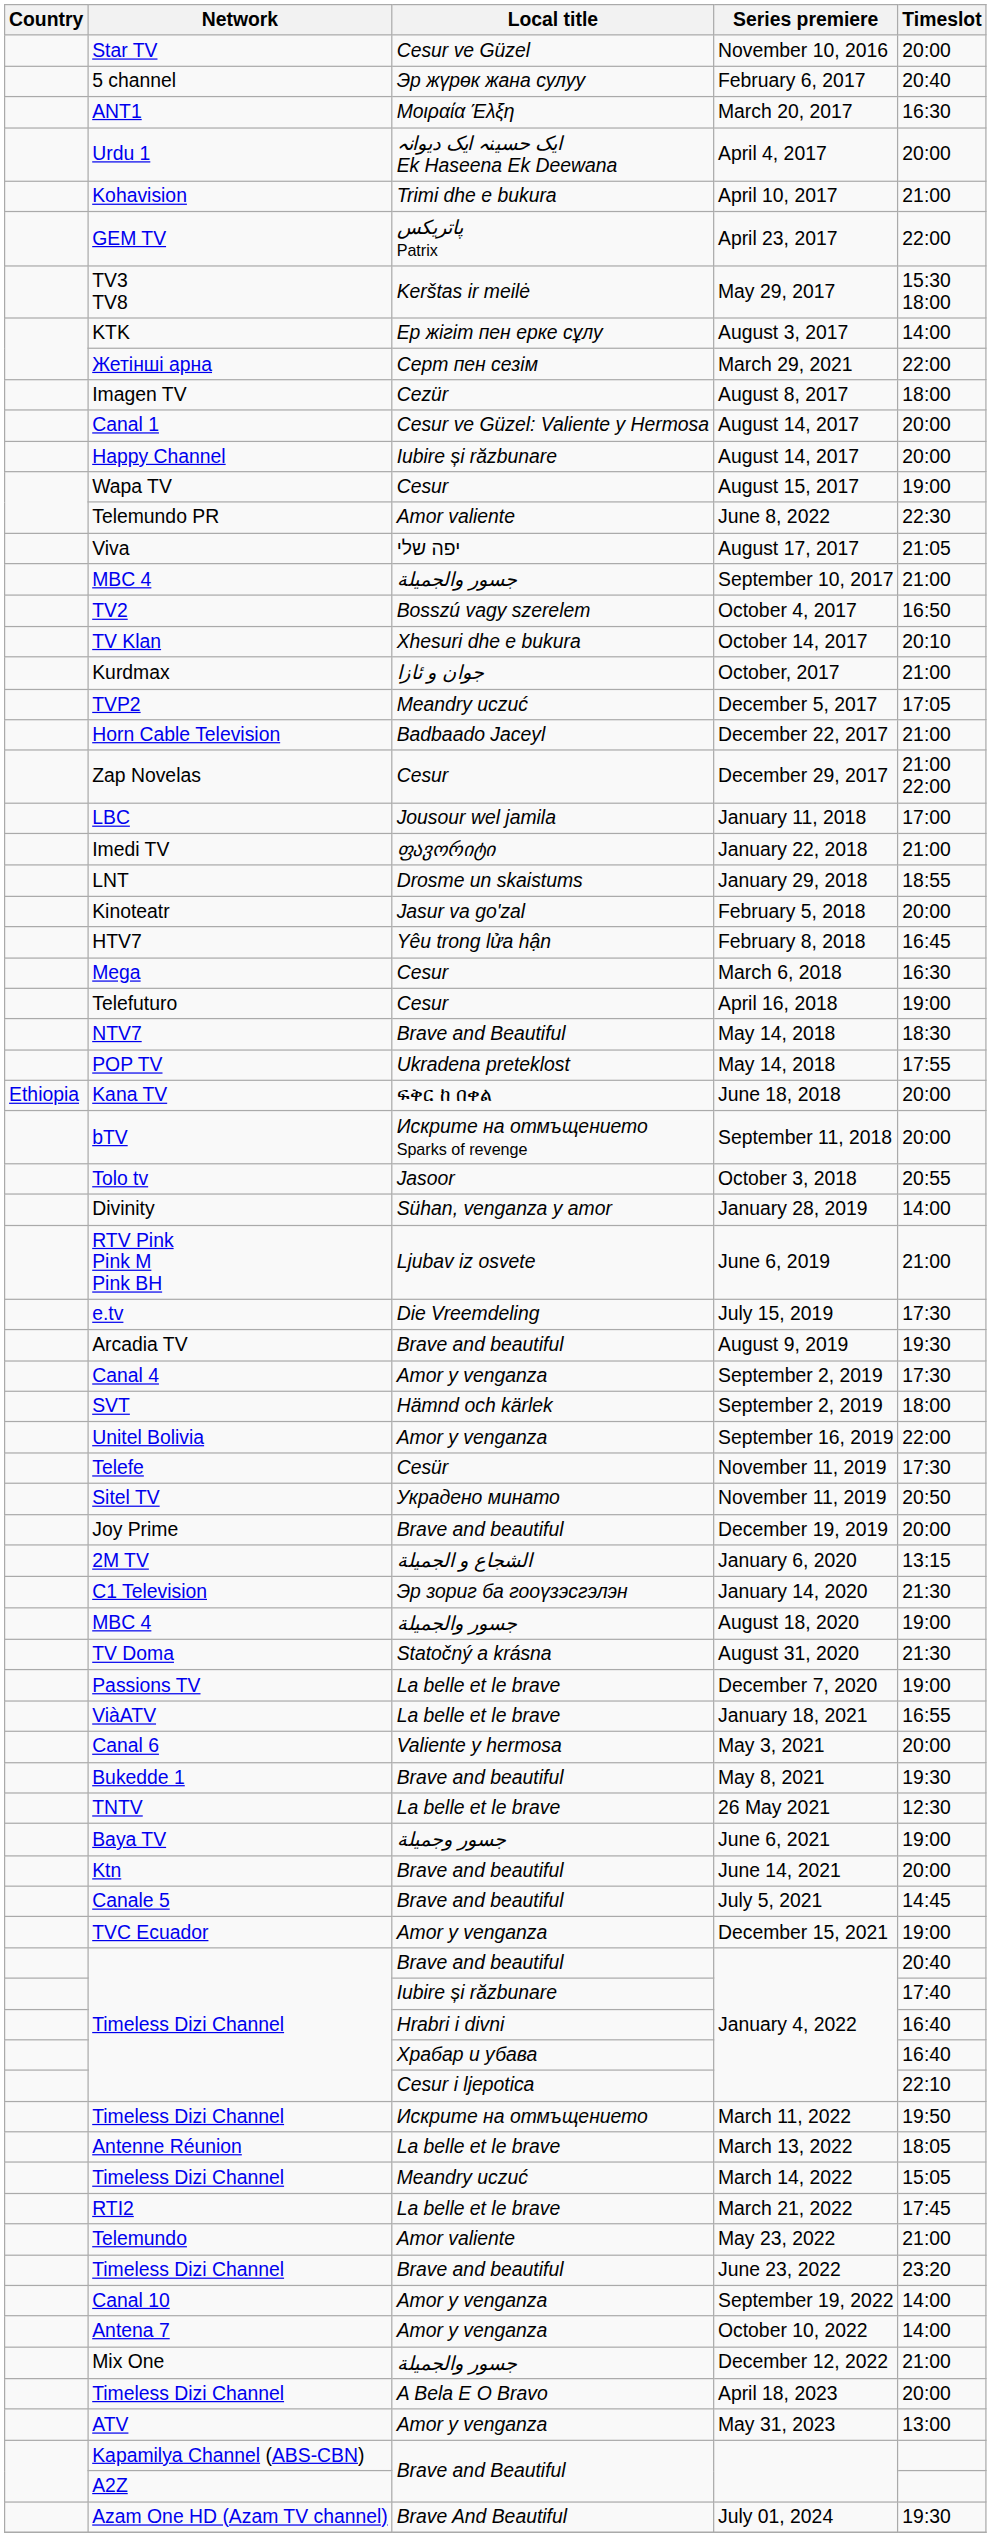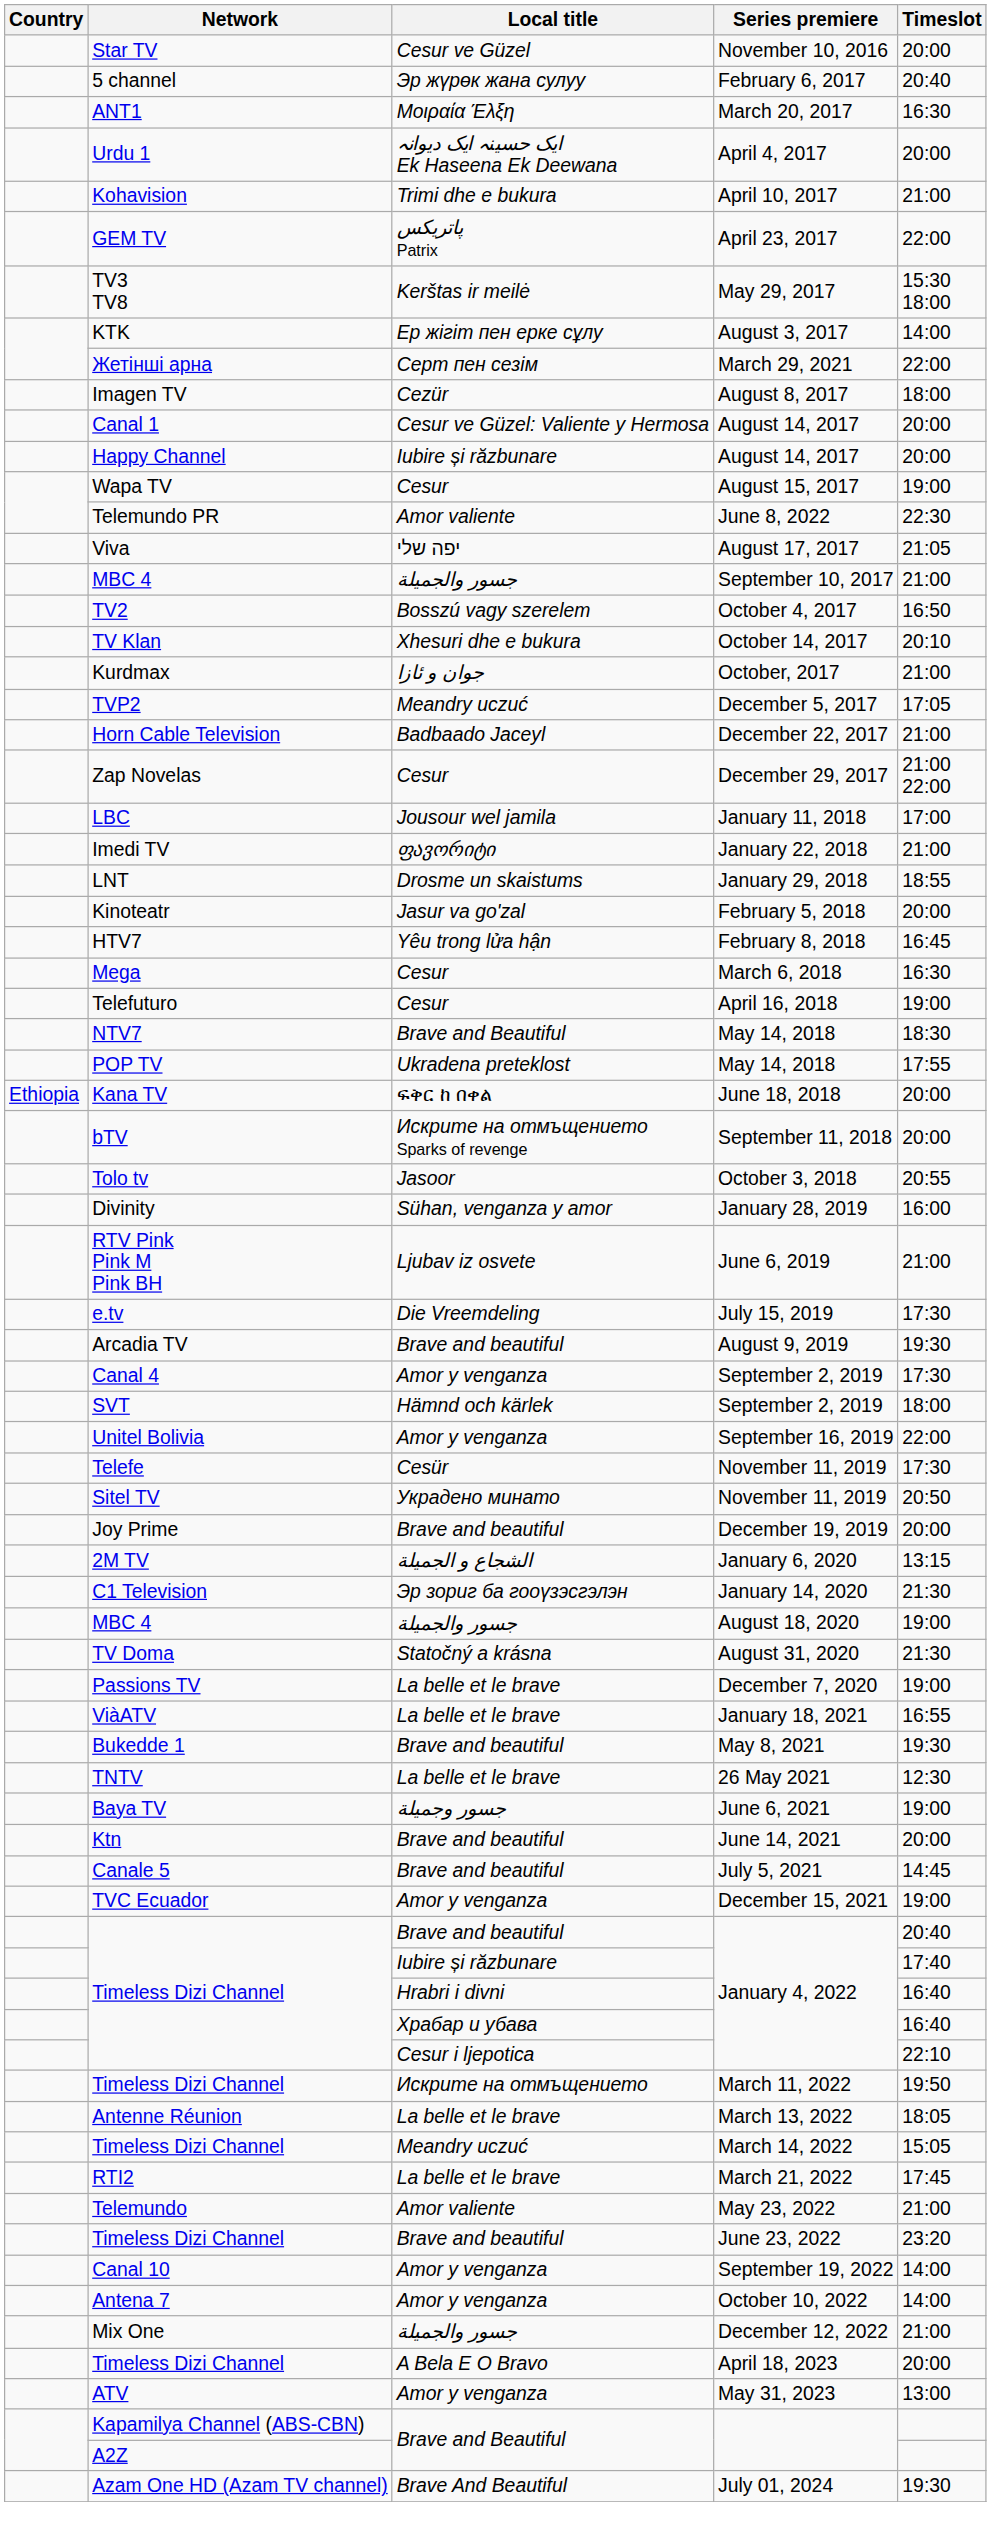(927, 1209) 14:00 -> (927, 1209) 16:00
- row: (126, 1746)
